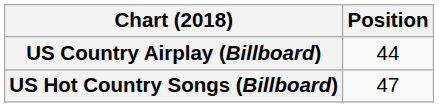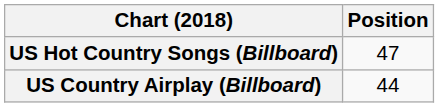rows swapped: (174, 53) <-> (174, 85)
